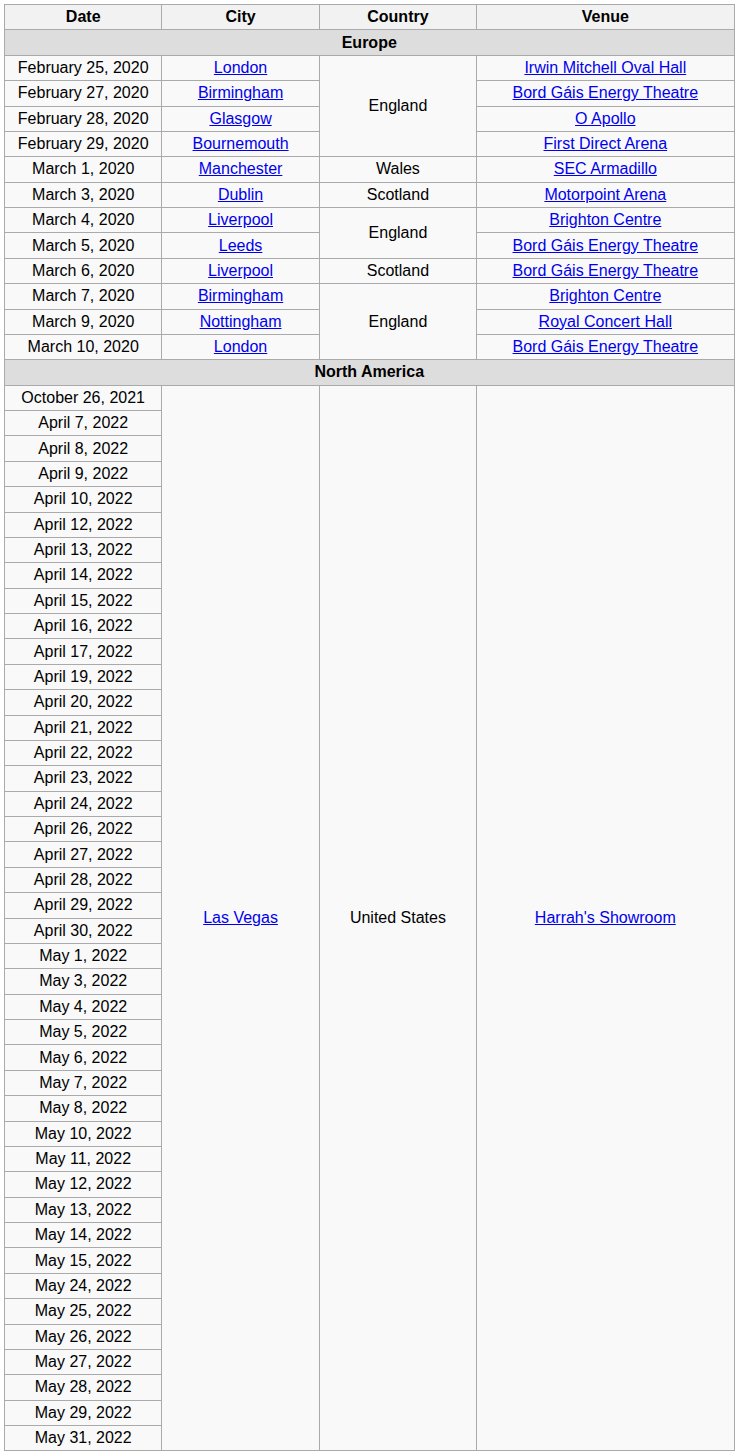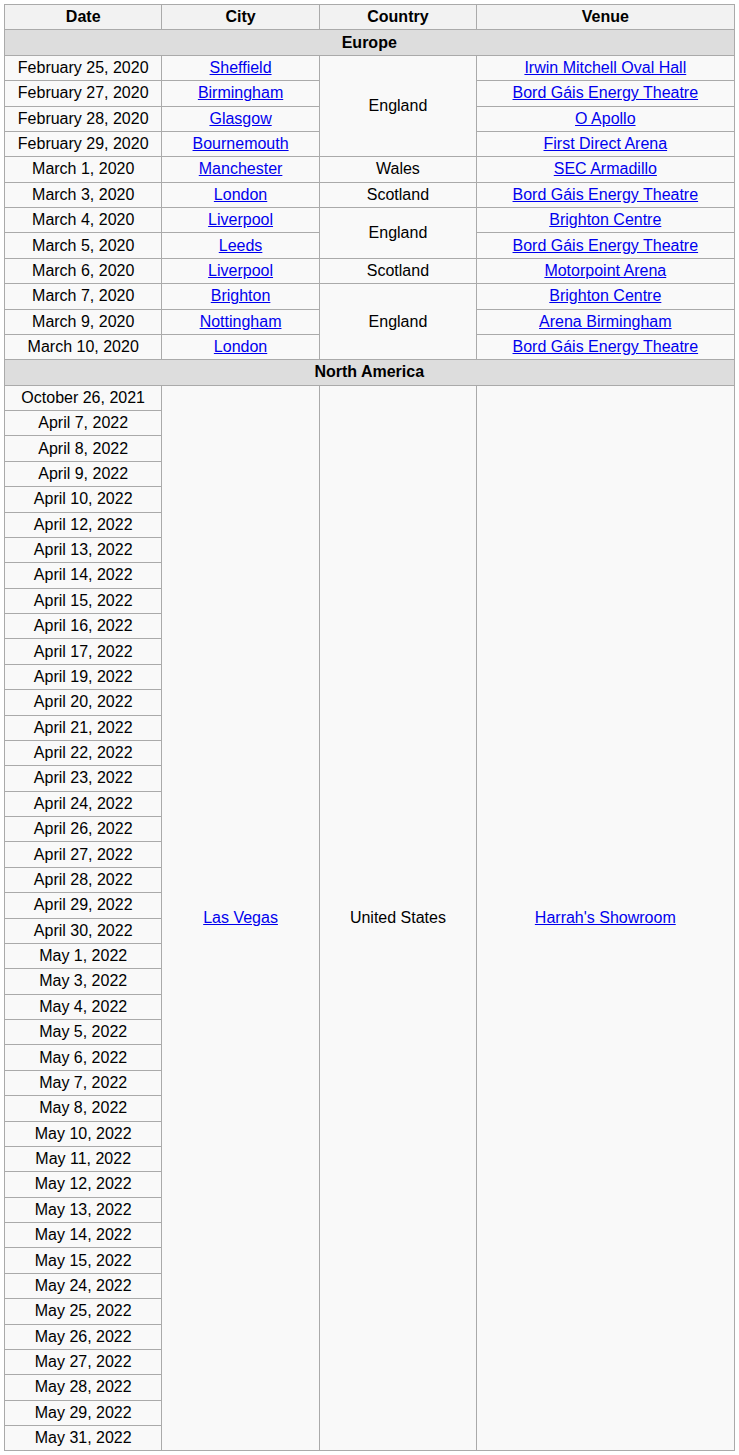(241, 67) London -> (241, 67) Sheffield
(241, 194) Dublin -> (241, 194) London
(605, 194) Motorpoint Arena -> (605, 194) Bord Gáis Energy Theatre
(605, 270) Bord Gáis Energy Theatre -> (605, 270) Motorpoint Arena
(241, 296) Birmingham -> (241, 296) Brighton
(605, 321) Royal Concert Hall -> (605, 321) Arena Birmingham
